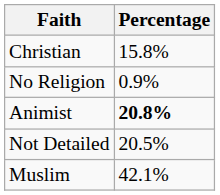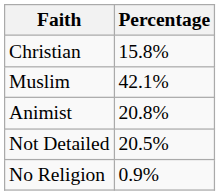rows swapped: (39, 174) <-> (57, 81)
(145, 112) bold -> (144, 112) normal
